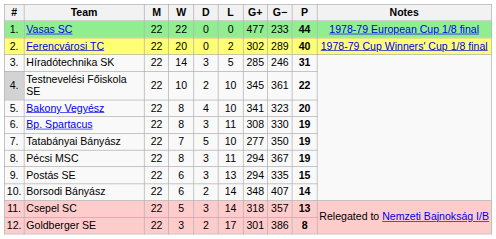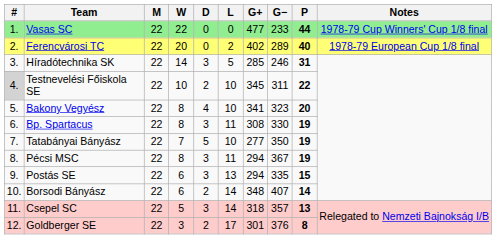(404, 29) 1978-79 European Cup 1/8 final -> (404, 29) 1978-79 Cup Winners' Cup 1/8 final
(255, 46) 302 -> (255, 46) 402
(404, 46) 1978-79 Cup Winners' Cup 1/8 final -> (404, 46) 1978-79 European Cup 1/8 final
(280, 85) 361 -> (280, 85) 311
(280, 225) 386 -> (280, 225) 376
